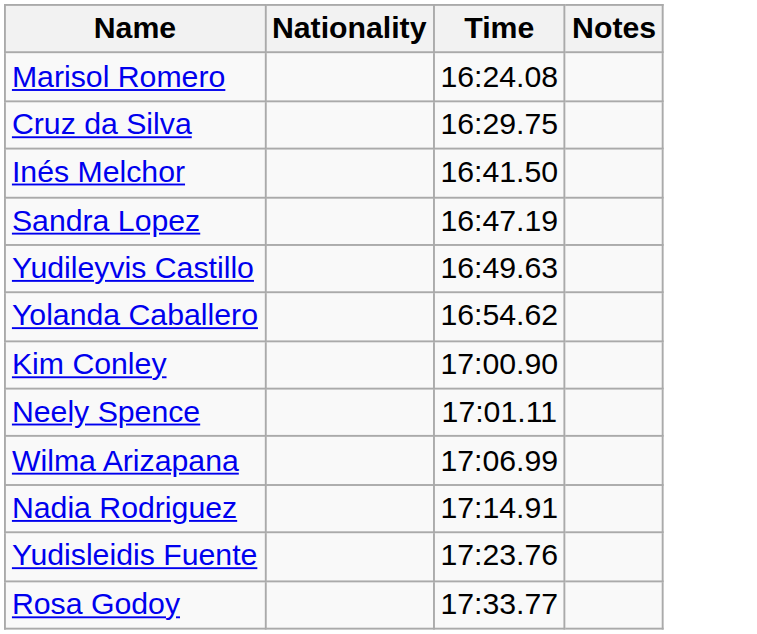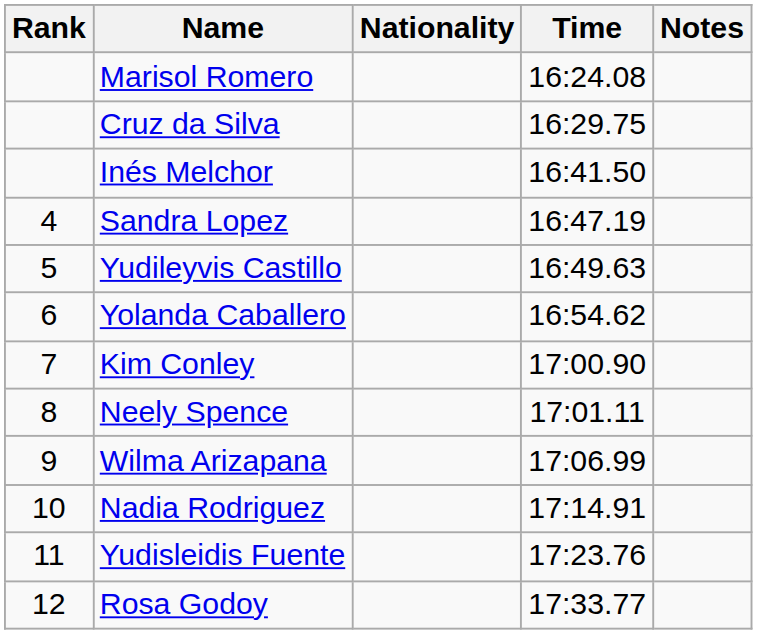+ column: (49, 28)
